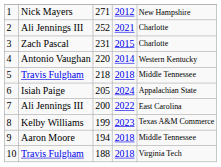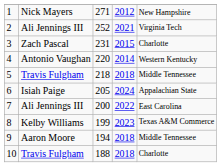(153, 28) Charlotte -> (160, 28) Virginia Tech
(160, 153) Virginia Tech -> (153, 153) Charlotte
